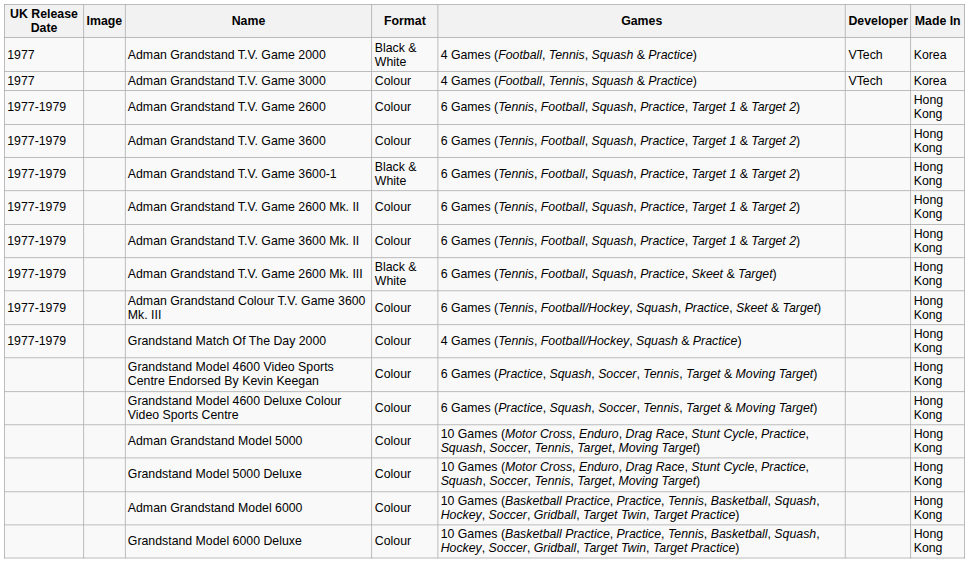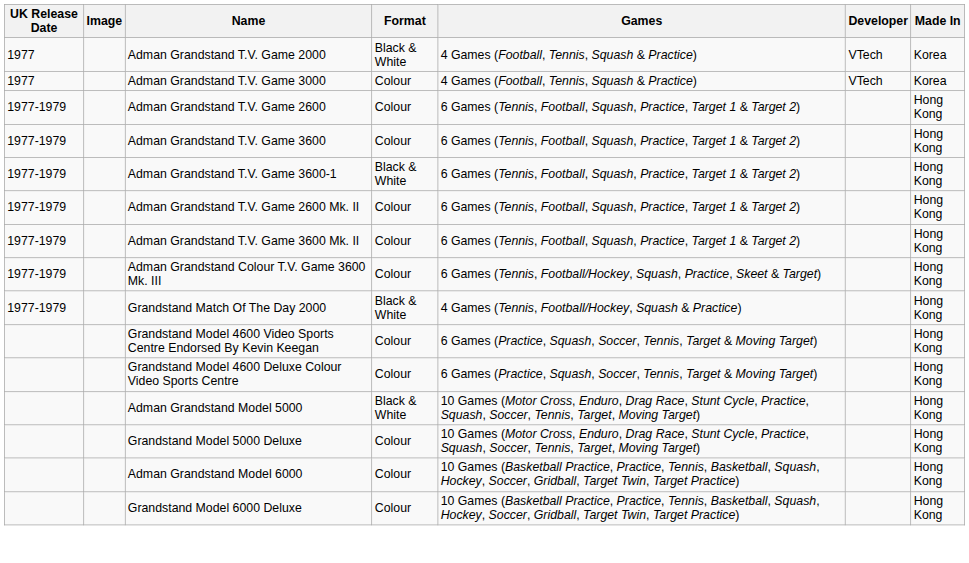- row: (245, 274)
(393, 341) Colour -> (396, 307) Black & White
(393, 441) Colour -> (396, 408) Black & White
